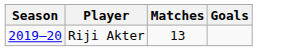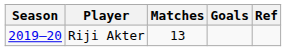+ column: (266, 15)
